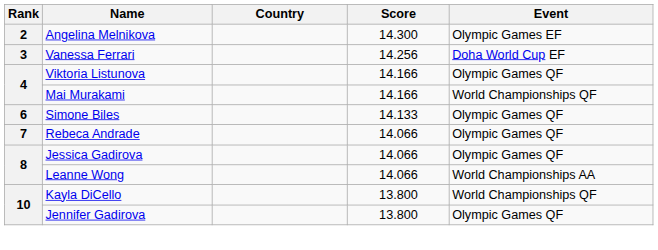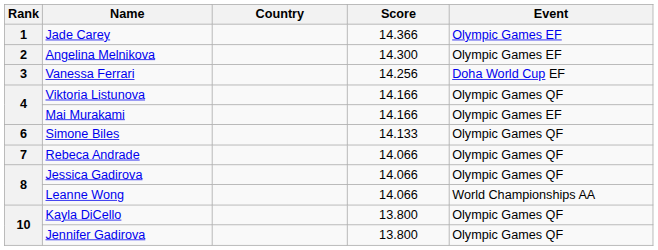+ row: (78, 34)
(524, 94) World Championships QF -> (507, 114) Olympic Games EF
(524, 194) World Championships QF -> (508, 214) Olympic Games QF
